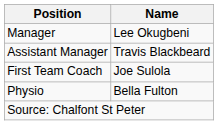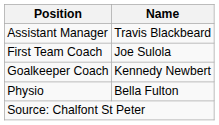- row: (31, 33)
+ row: (58, 71)
